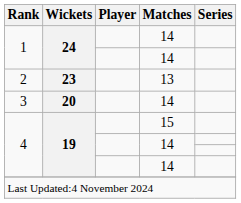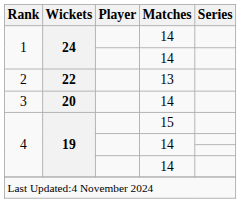(69, 79) 23 -> (69, 79) 22
